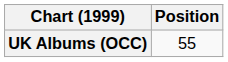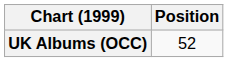(187, 43) 55 -> (187, 43) 52
